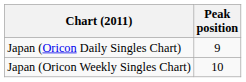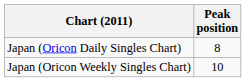(217, 47) 9 -> (217, 47) 8
